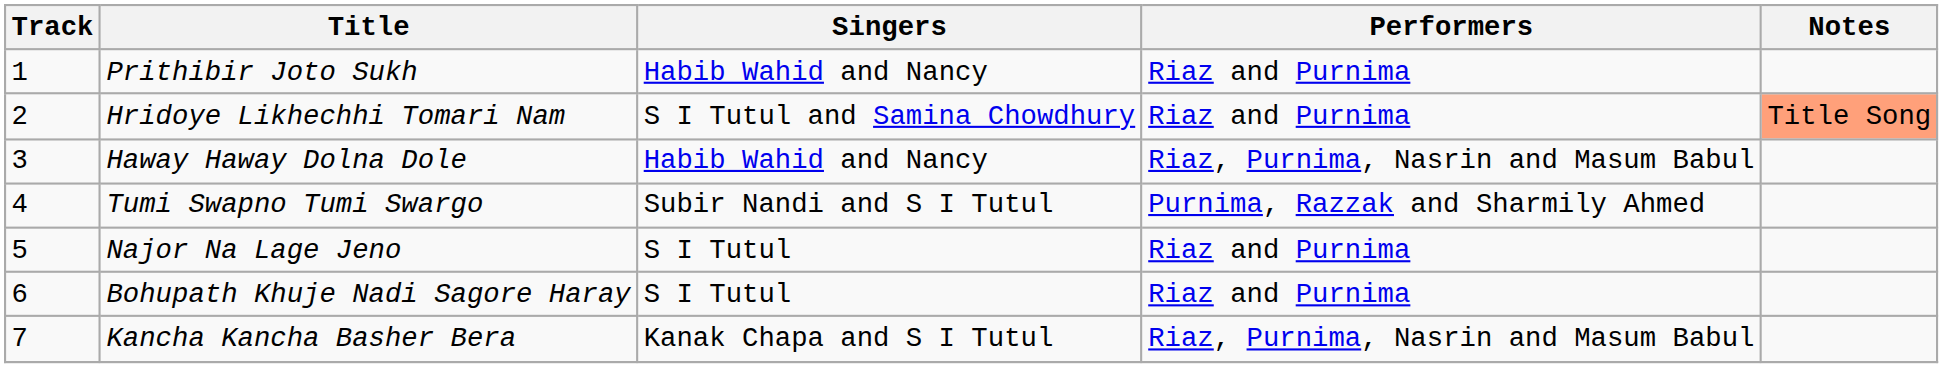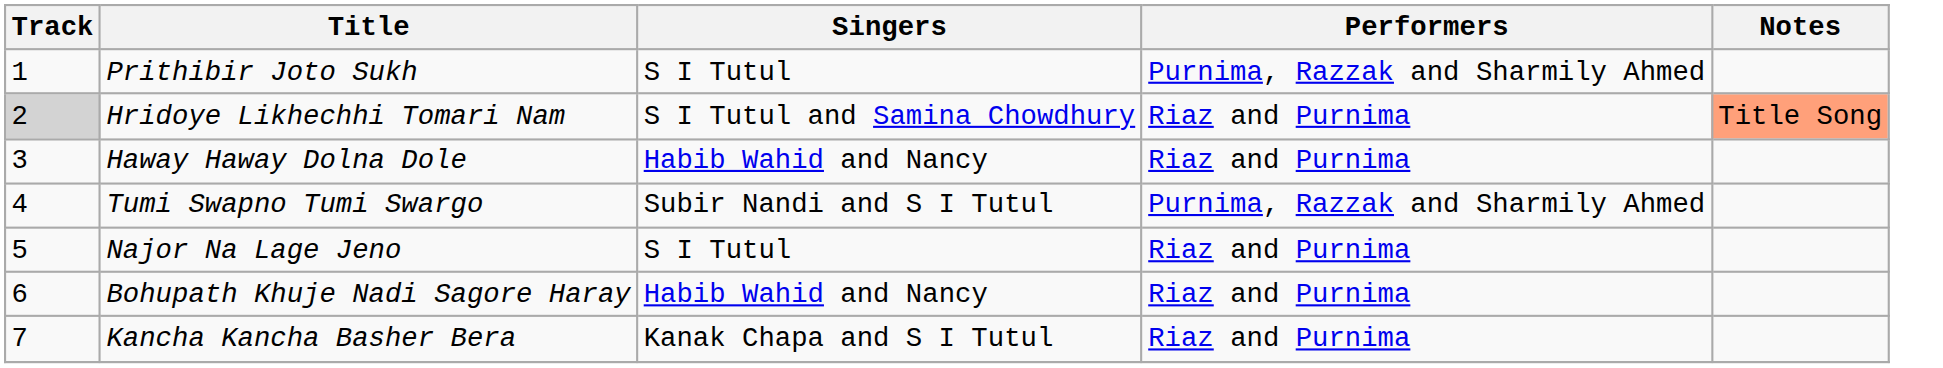(816, 72) Habib Wahid and Nancy -> (717, 72) S I Tutul
(1279, 72) Riaz and Purnima -> (1427, 72) Purnima, Razzak and Sharmily Ahmed
(20, 116) no background -> (20, 116) lightgrey background
(1451, 161) Riaz, Purnima, Nasrin and Masum Babul -> (1279, 161) Riaz and Purnima
(717, 294) S I Tutul -> (816, 294) Habib Wahid and Nancy
(1451, 339) Riaz, Purnima, Nasrin and Masum Babul -> (1279, 339) Riaz and Purnima
